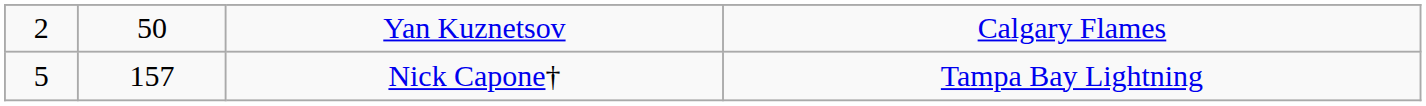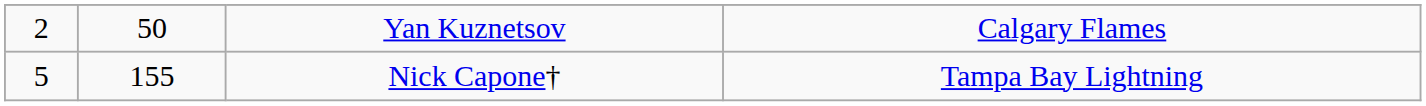(152, 75) 157 -> (152, 75) 155
